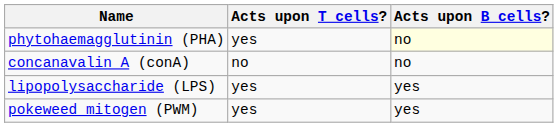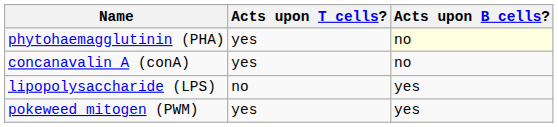(240, 63) no -> (244, 63) yes
(244, 87) yes -> (240, 87) no
